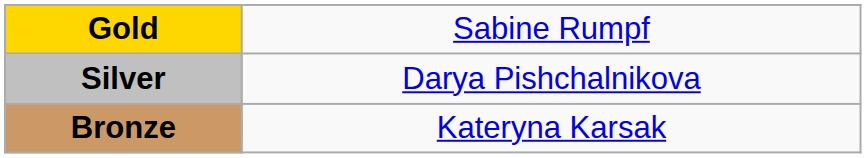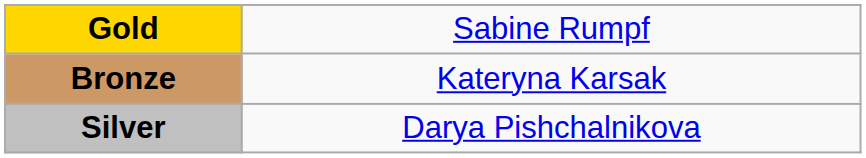rows swapped: (123, 78) <-> (123, 127)
